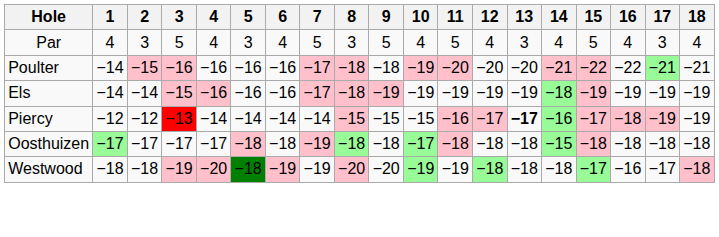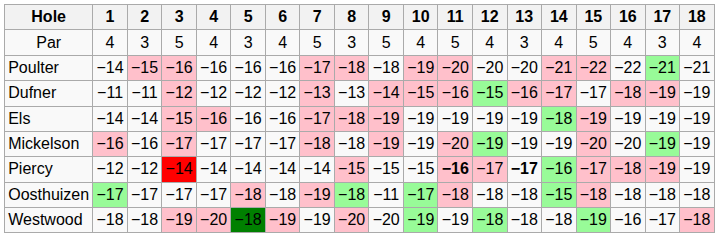+ row: (32, 93)
+ row: (44, 144)
(179, 118) −13 -> (179, 169) −14
(455, 118) normal -> (455, 169) bold
(386, 144) −18 -> (386, 194) −11
(593, 169) −17 -> (593, 220) −19
